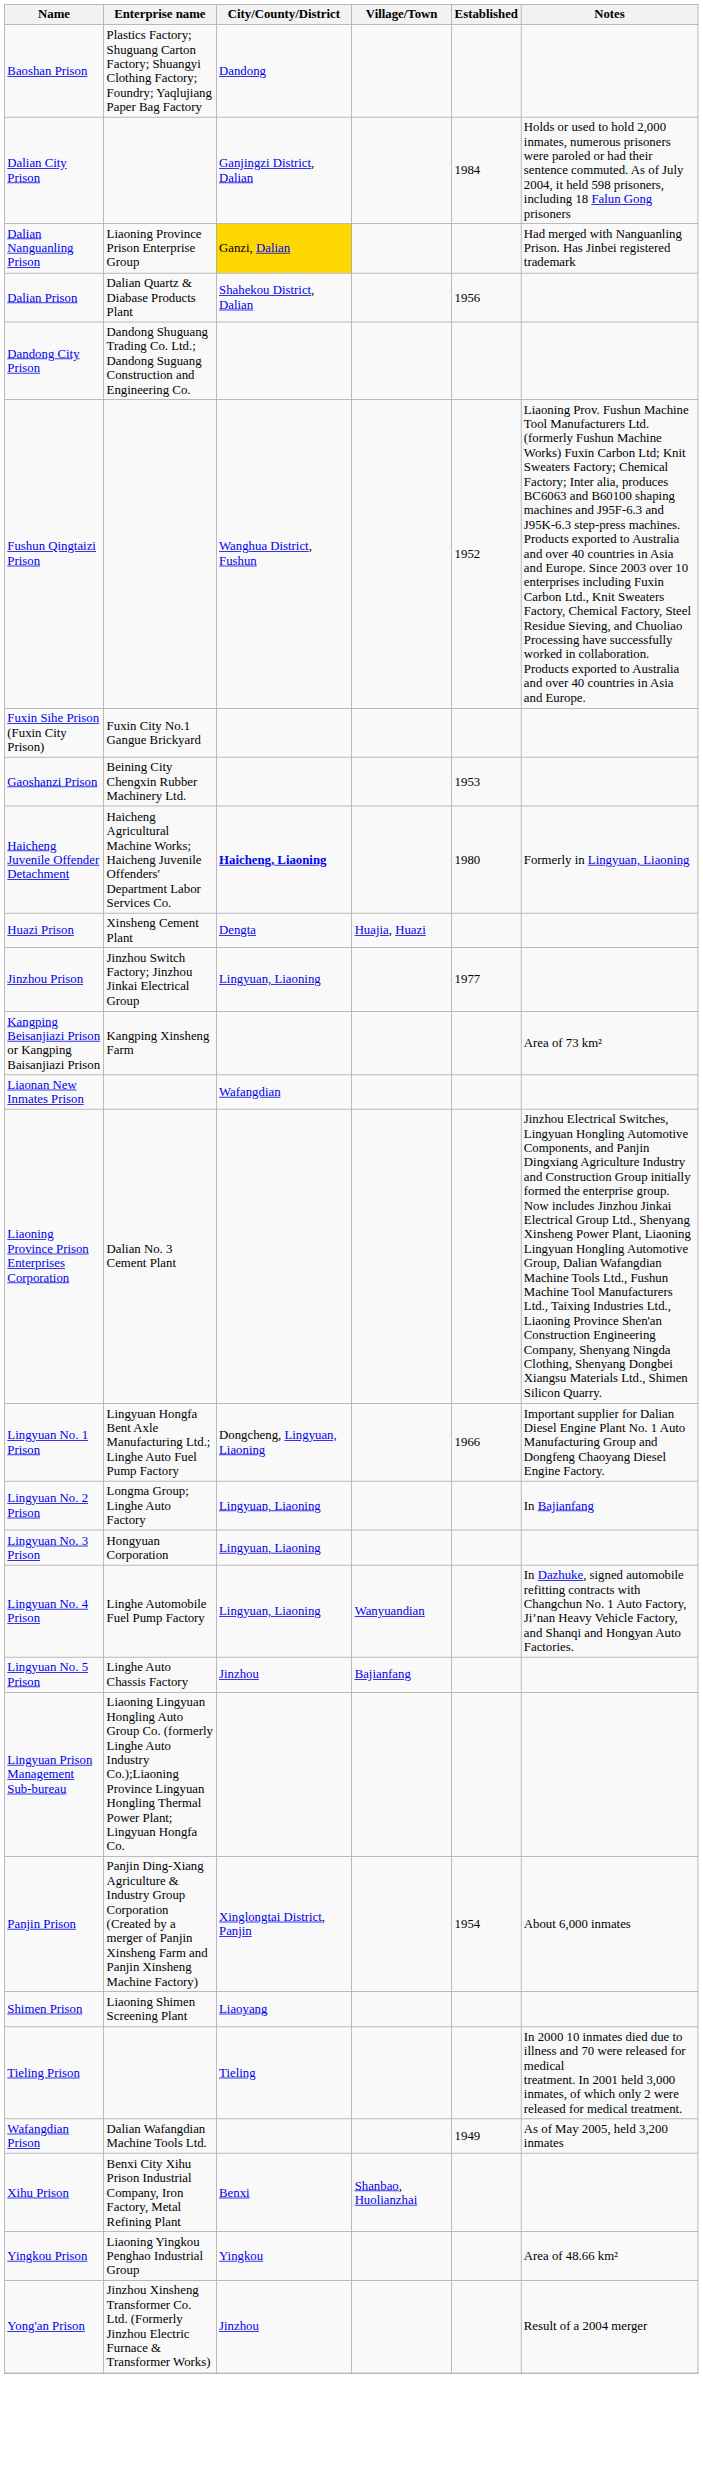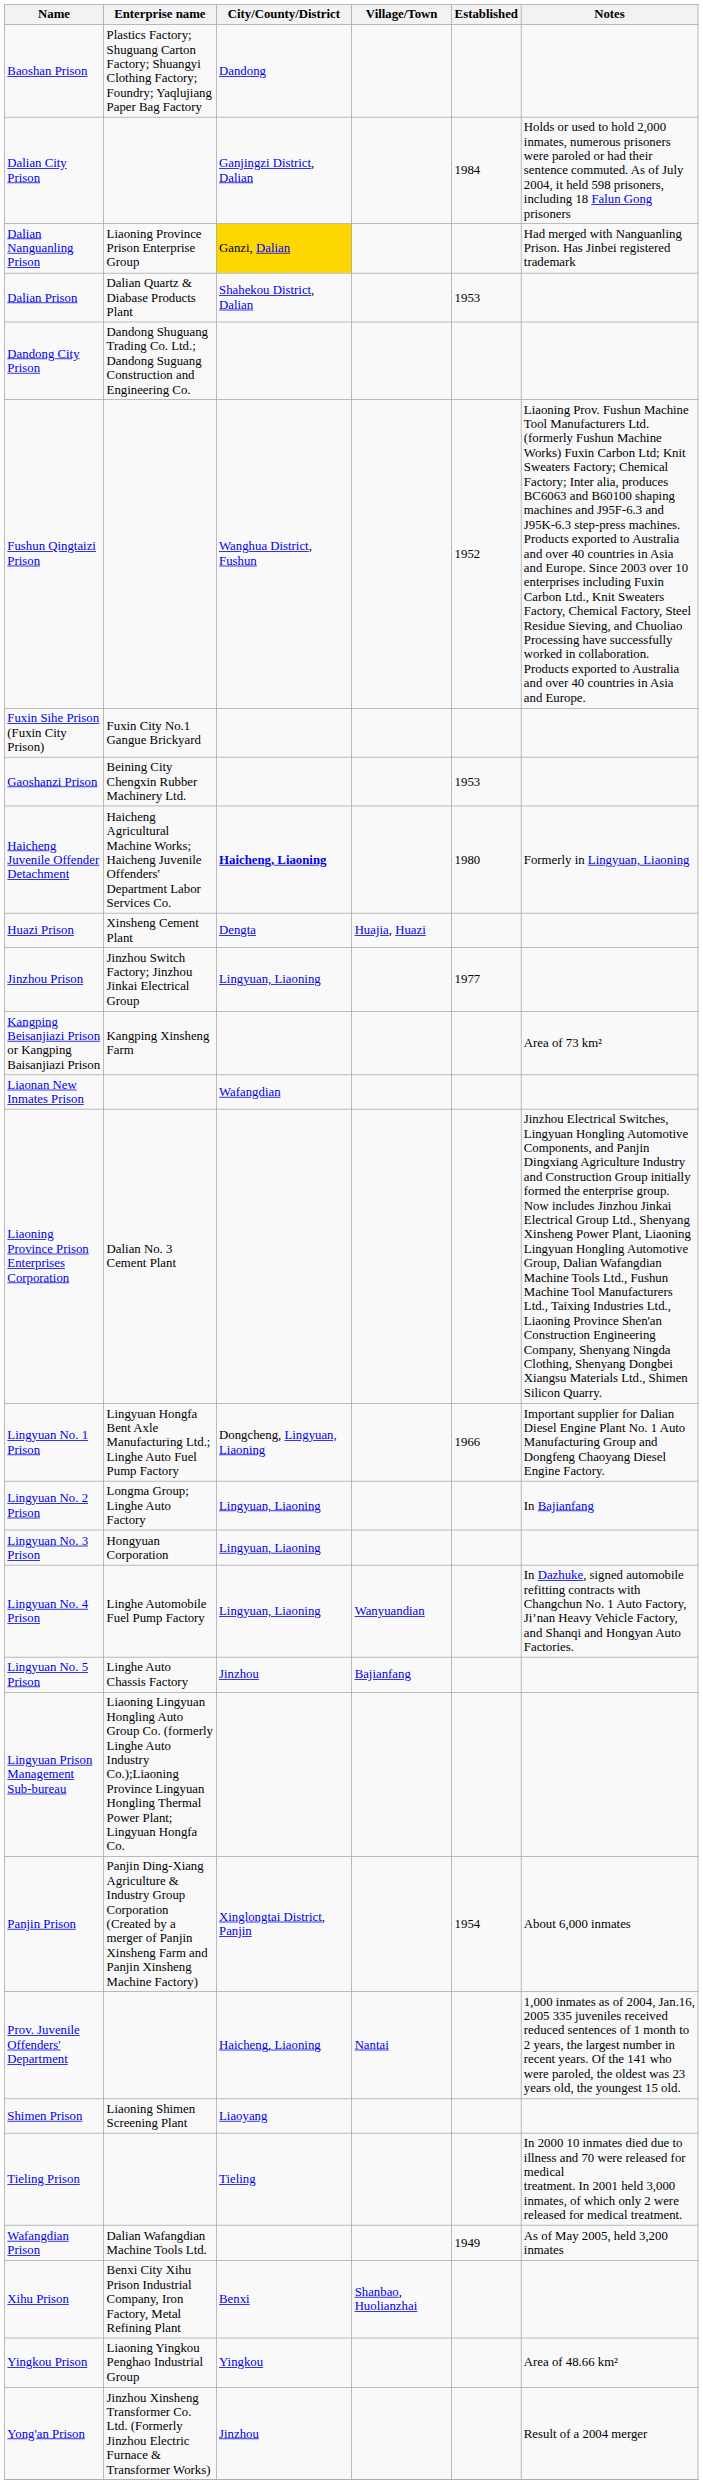(467, 297) 1956 -> (467, 297) 1953
+ row: (44, 2045)
